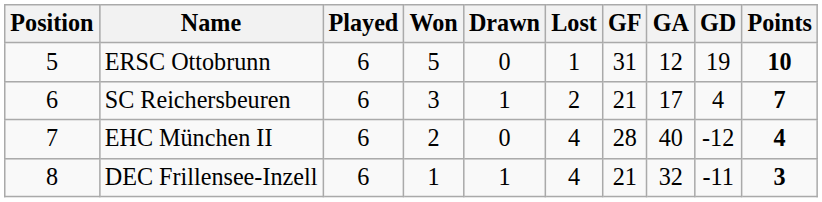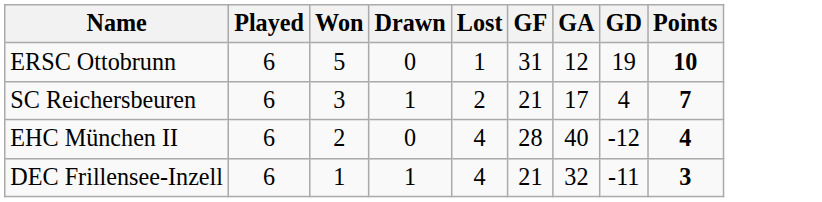- column: (52, 23)
